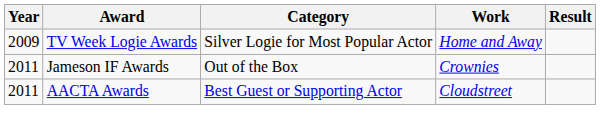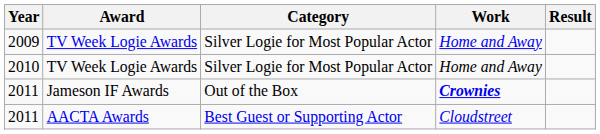+ row: (24, 66)
(469, 66) normal -> (470, 91) bold
